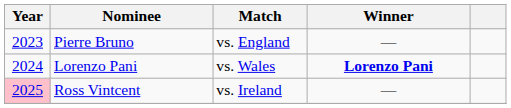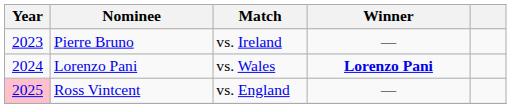(253, 41) vs. England -> (249, 41) vs. Ireland
(249, 90) vs. Ireland -> (253, 90) vs. England
